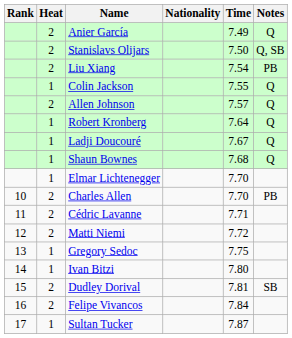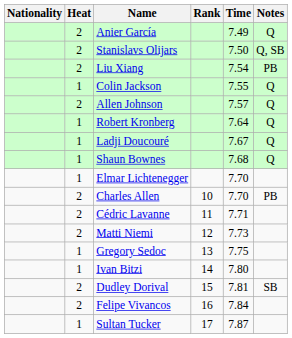columns swapped: (20, 13) <-> (193, 13)
(238, 232) 7.72 -> (238, 232) 7.73
